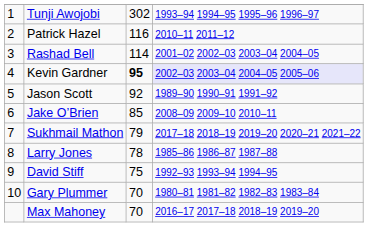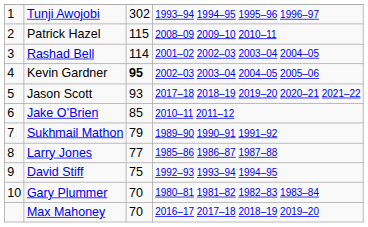(139, 34) 116 -> (139, 34) 115
(195, 34) 2010–11 2011–12 -> (216, 34) 2008–09 2009–10 2010–11
(237, 74) lavender background -> (237, 74) no background
(136, 93) 92 -> (136, 93) 93
(216, 93) 1989–90 1990–91 1991–92 -> (258, 93) 2017–18 2018–19 2019–20 2020–21 2021–22
(216, 113) 2008–09 2009–10 2010–11 -> (195, 113) 2010–11 2011–12
(258, 133) 2017–18 2018–19 2019–20 2020–21 2021–22 -> (216, 133) 1989–90 1990–91 1991–92
(136, 152) 78 -> (136, 152) 77
